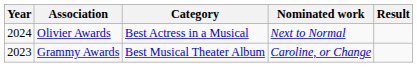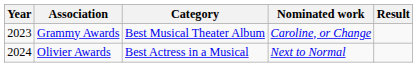rows swapped: (78, 52) <-> (74, 33)
